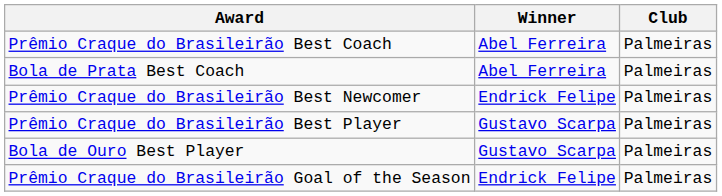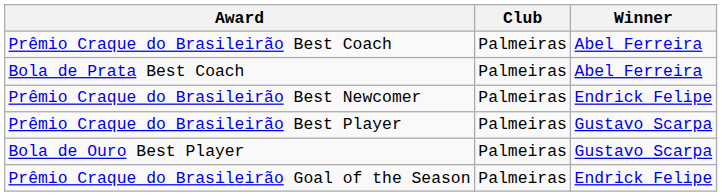columns swapped: (547, 18) <-> (668, 18)
